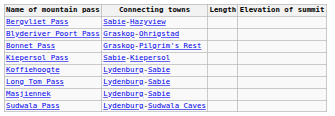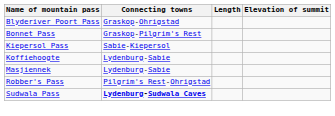- row: (37, 23)
- row: (35, 82)
+ row: (35, 82)
(155, 106) normal -> (155, 94) bold
